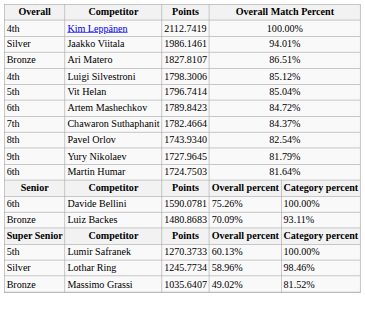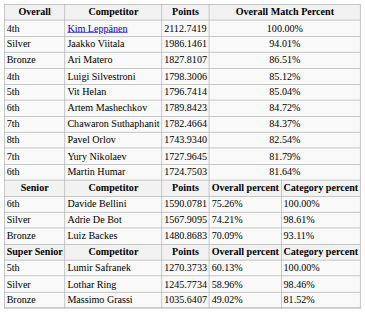(13, 156) 9th -> (13, 156) 7th
+ row: (95, 220)
